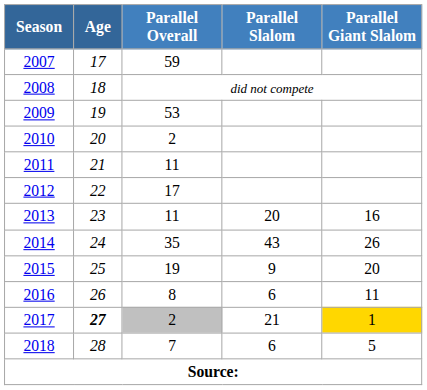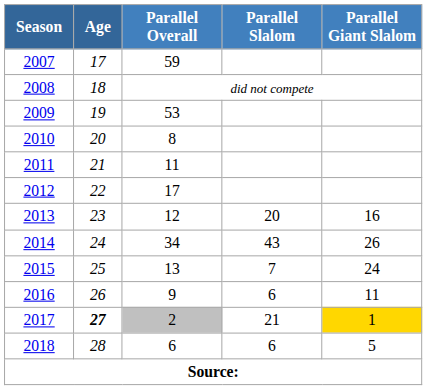(172, 139) 2 -> (172, 139) 8
(172, 216) 11 -> (172, 216) 12
(172, 242) 35 -> (172, 242) 34
(172, 268) 19 -> (172, 268) 13
(272, 268) 9 -> (272, 268) 7
(372, 268) 20 -> (372, 268) 24
(172, 294) 8 -> (172, 294) 9
(172, 345) 7 -> (172, 345) 6
